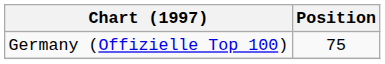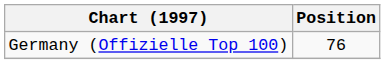(336, 45) 75 -> (336, 45) 76
